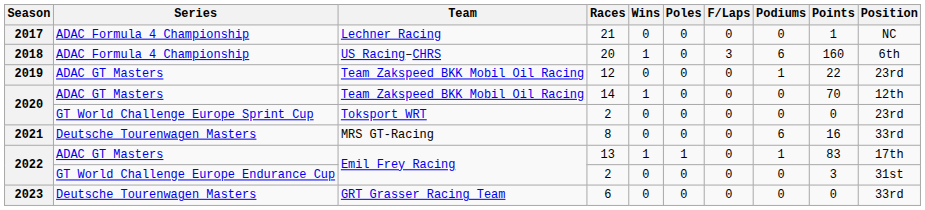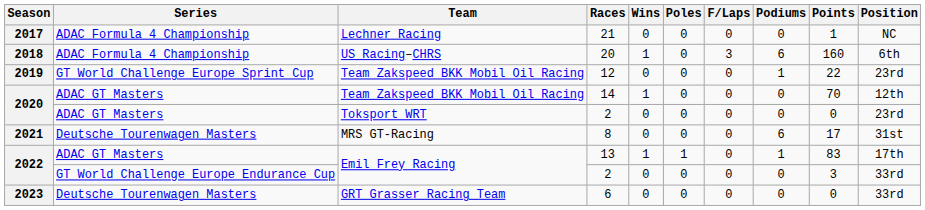(110, 74) ADAC GT Masters -> (185, 74) GT World Challenge Europe Sprint Cup
(185, 114) GT World Challenge Europe Sprint Cup -> (110, 114) ADAC GT Masters
(833, 135) 16 -> (833, 135) 17
(889, 135) 33rd -> (889, 135) 31st
(889, 175) 31st -> (889, 175) 33rd
